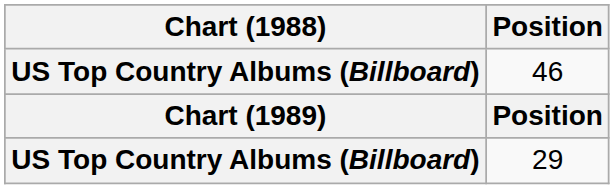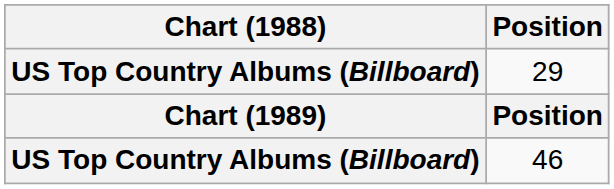rows swapped: (548, 159) <-> (548, 71)
